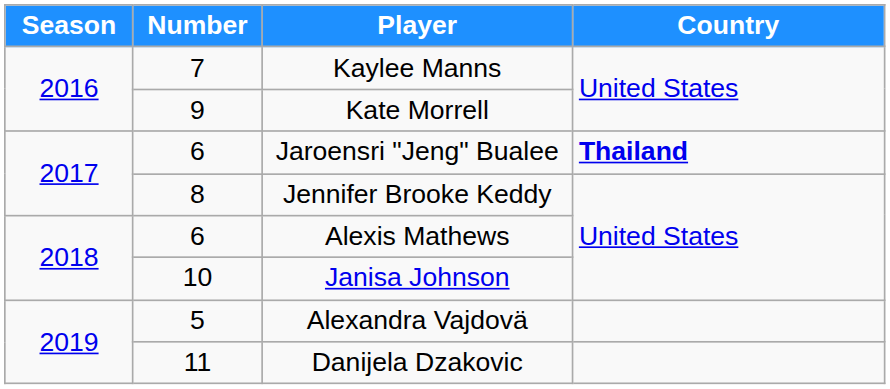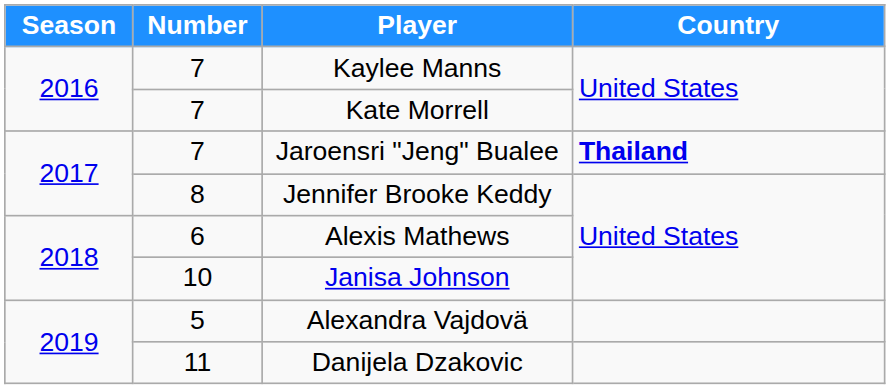(197, 109) 9 -> (197, 109) 7
(197, 151) 6 -> (197, 151) 7
